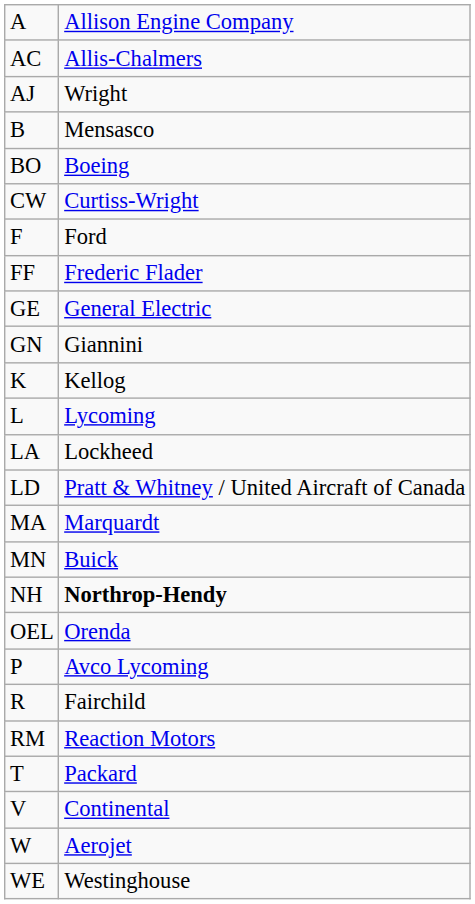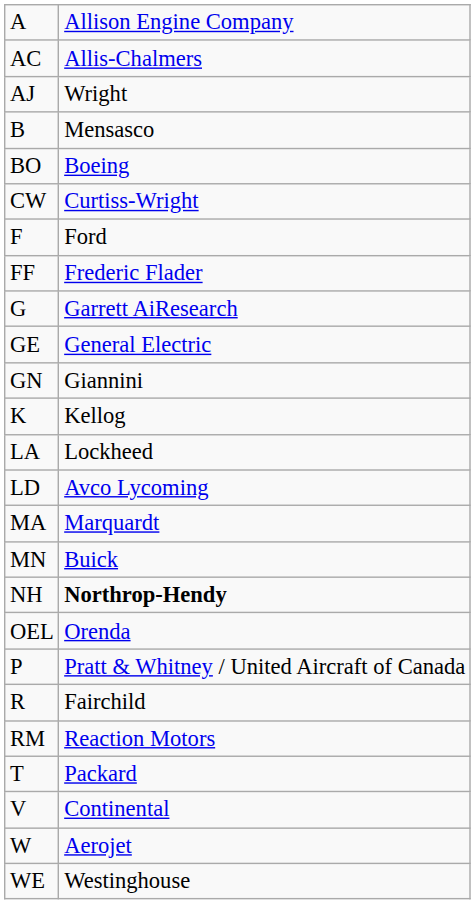+ row: (18, 308)
- row: (17, 415)
(265, 487) Pratt & Whitney / United Aircraft of Canada -> (136, 487) Avco Lycoming
(136, 666) Avco Lycoming -> (265, 666) Pratt & Whitney / United Aircraft of Canada
